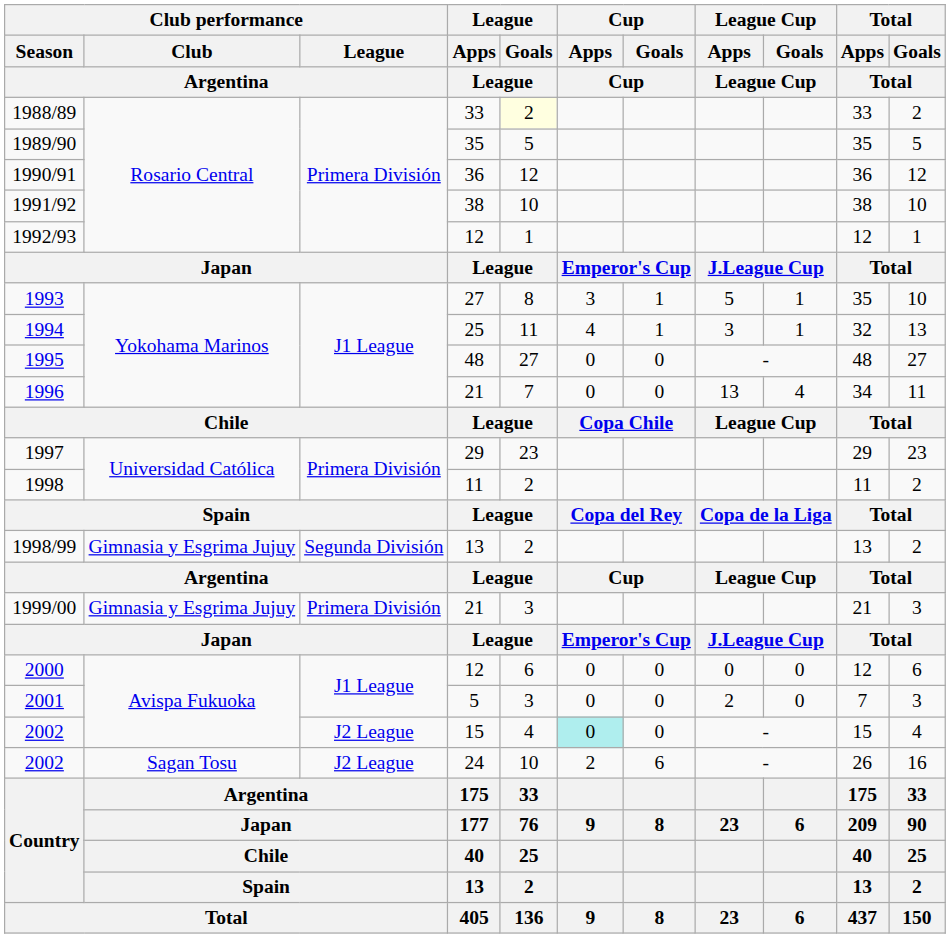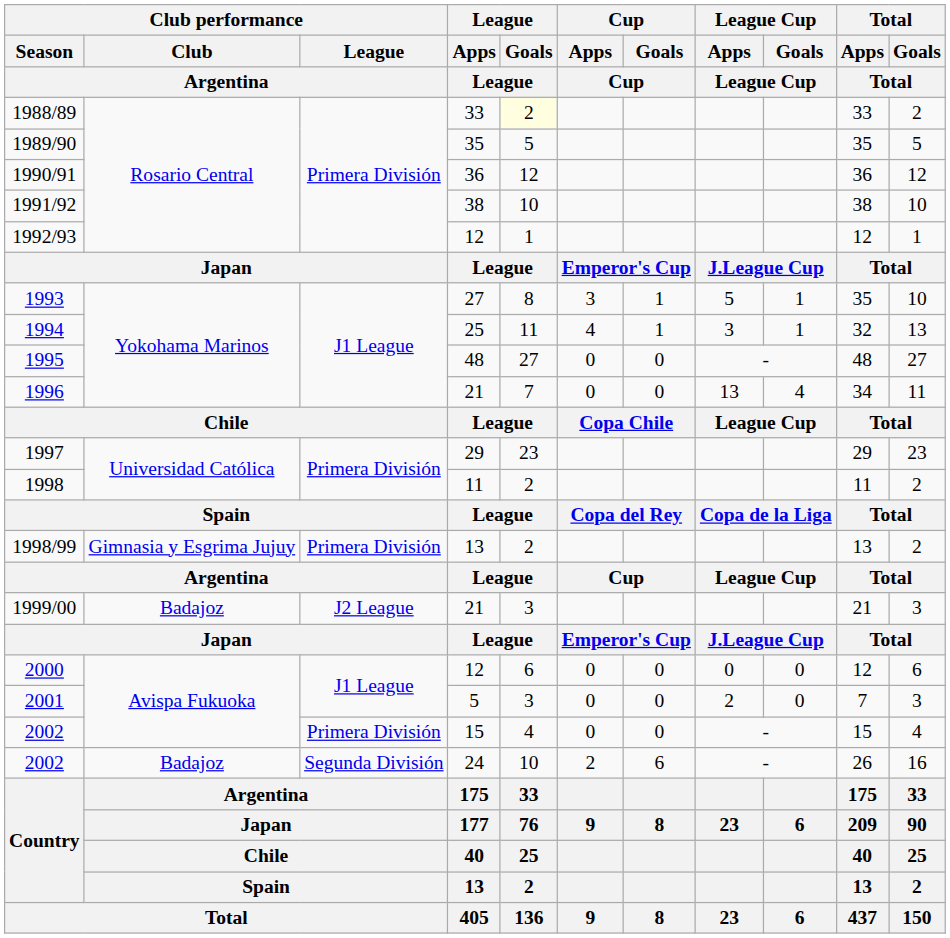(374, 546) Segunda División -> (374, 546) Primera División
(192, 608) Gimnasia y Esgrima Jujuy -> (192, 608) Badajoz
(374, 608) Primera División -> (374, 608) J2 League
(374, 732) J2 League -> (374, 732) Primera División
(590, 732) paleturquoise background -> (590, 732) no background
(192, 762) Sagan Tosu -> (192, 762) Badajoz
(374, 762) J2 League -> (374, 762) Segunda División
